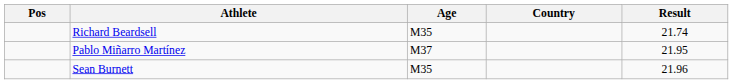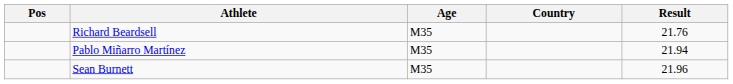(675, 32) 21.74 -> (675, 32) 21.76
(421, 50) M37 -> (421, 50) M35
(675, 50) 21.95 -> (675, 50) 21.94
